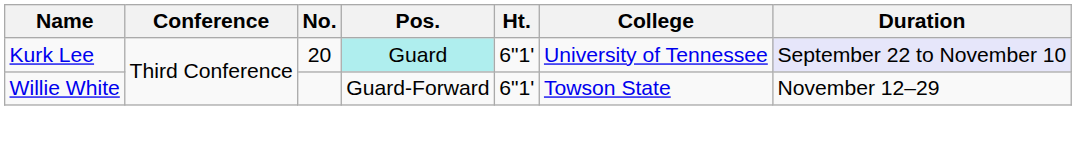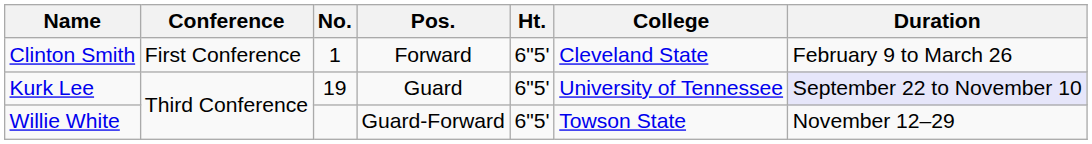+ row: (72, 54)
(319, 54) 20 -> (335, 88) 19
(418, 54) paleturquoise background -> (433, 88) no background
(517, 54) 6"1' -> (532, 88) 6"5'
(517, 88) 6"1' -> (532, 121) 6"5'
